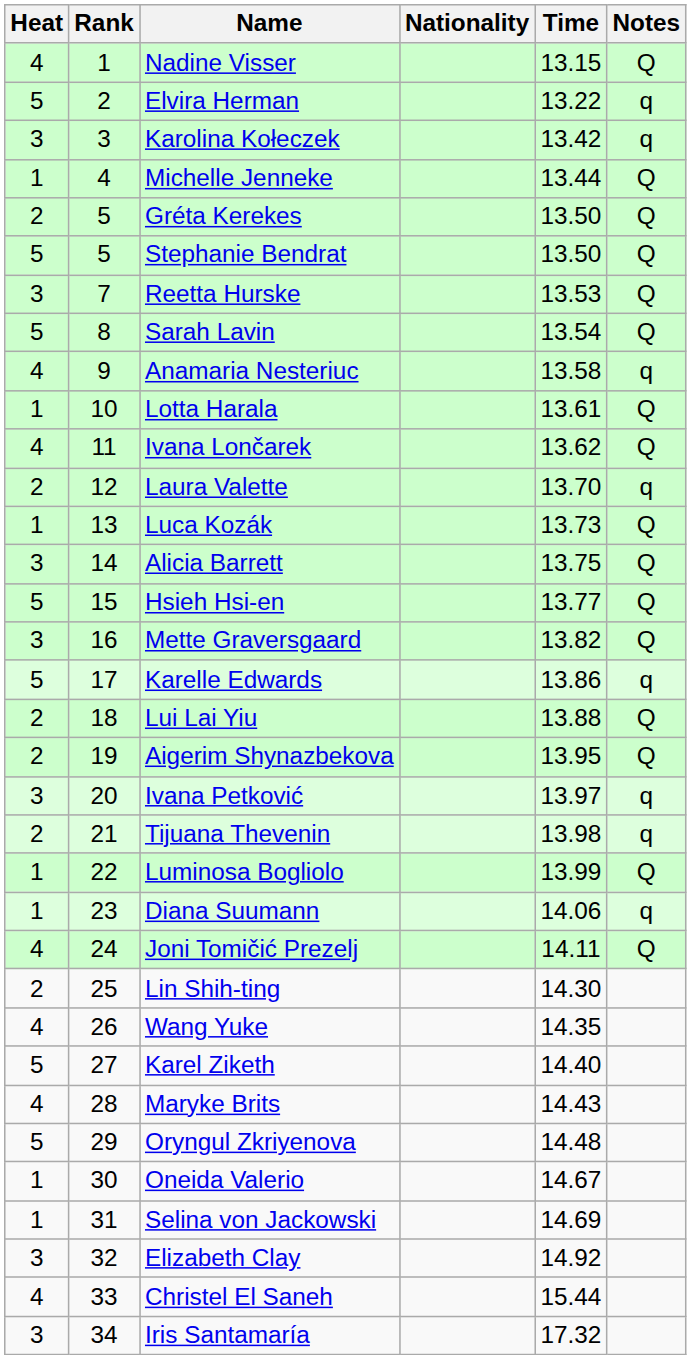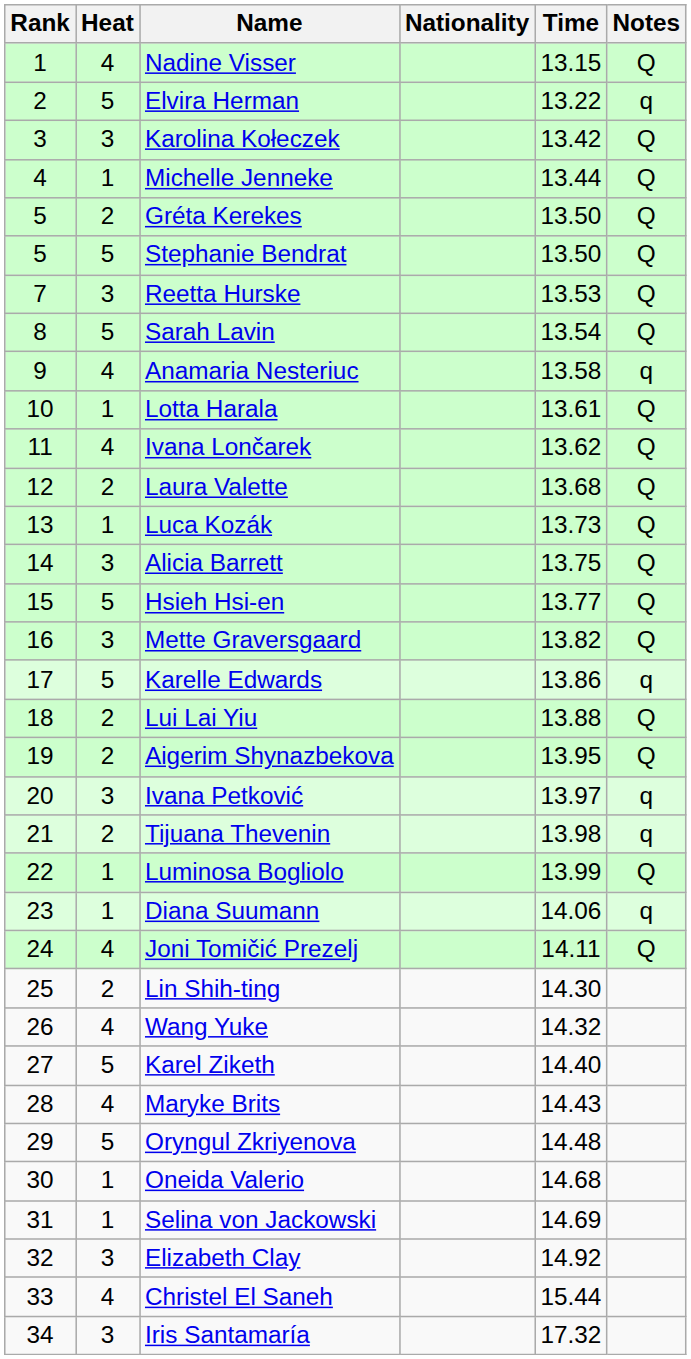columns swapped: (104, 23) <-> (37, 23)
(646, 139) q -> (646, 139) Q
(571, 486) 13.70 -> (571, 486) 13.68
(646, 486) q -> (646, 486) Q
(571, 1026) 14.35 -> (571, 1026) 14.32
(571, 1180) 14.67 -> (571, 1180) 14.68
